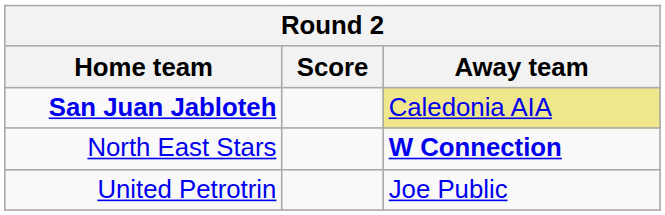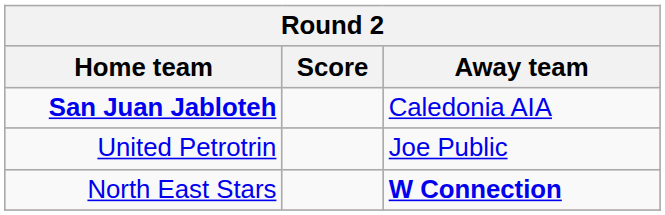(470, 107) khaki background -> (470, 107) no background
rows swapped: (182, 148) <-> (187, 189)
